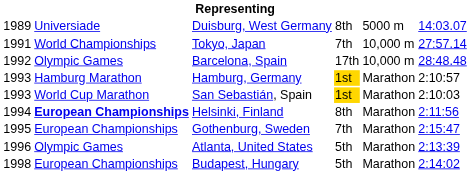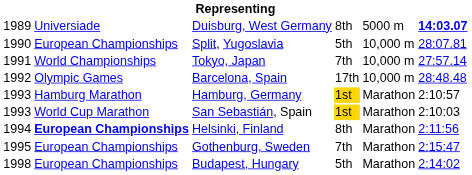(443, 26) normal -> (443, 26) bold
+ row: (238, 43)
- row: (252, 146)
